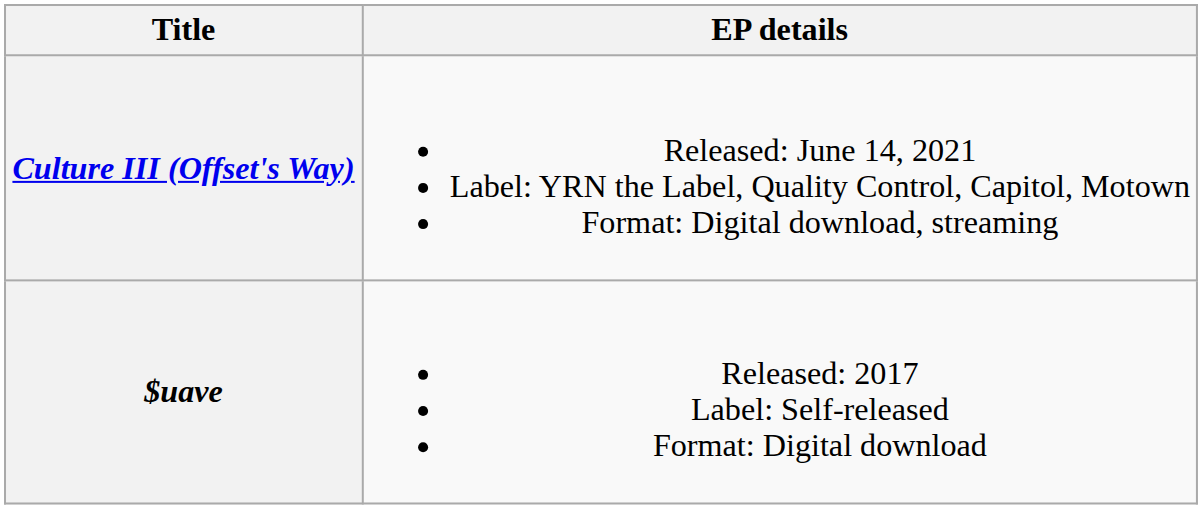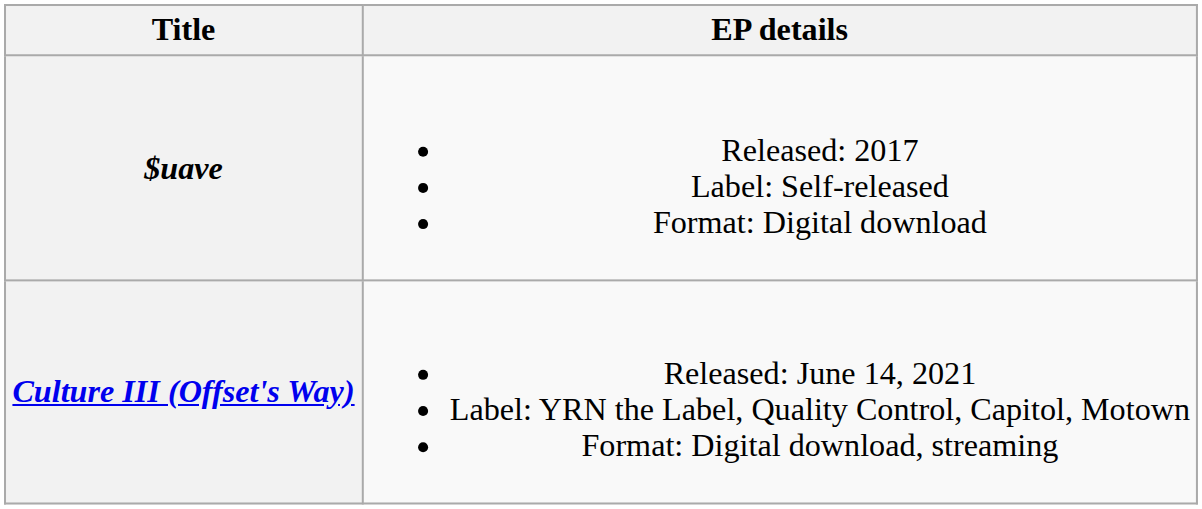rows swapped: (184, 391) <-> (184, 167)
